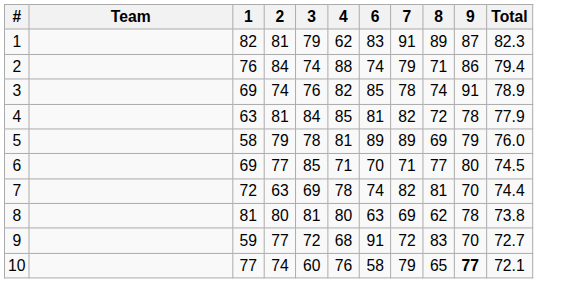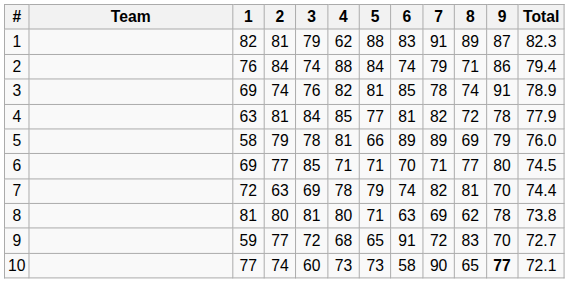+ column: (375, 16)
(343, 265) 76 -> (343, 265) 73
(407, 265) 79 -> (439, 265) 90
